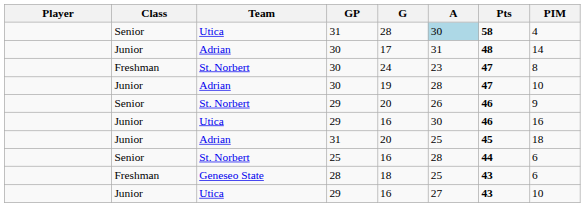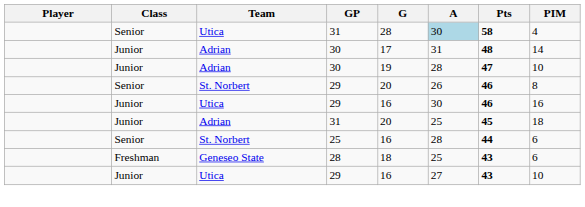- row: (137, 67)
(535, 103) 9 -> (535, 85) 8
